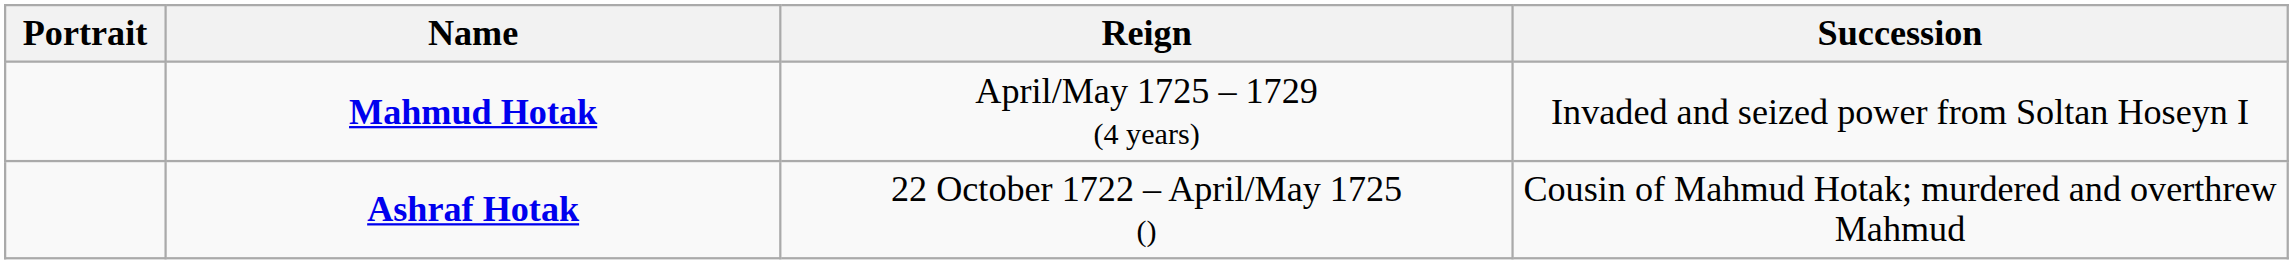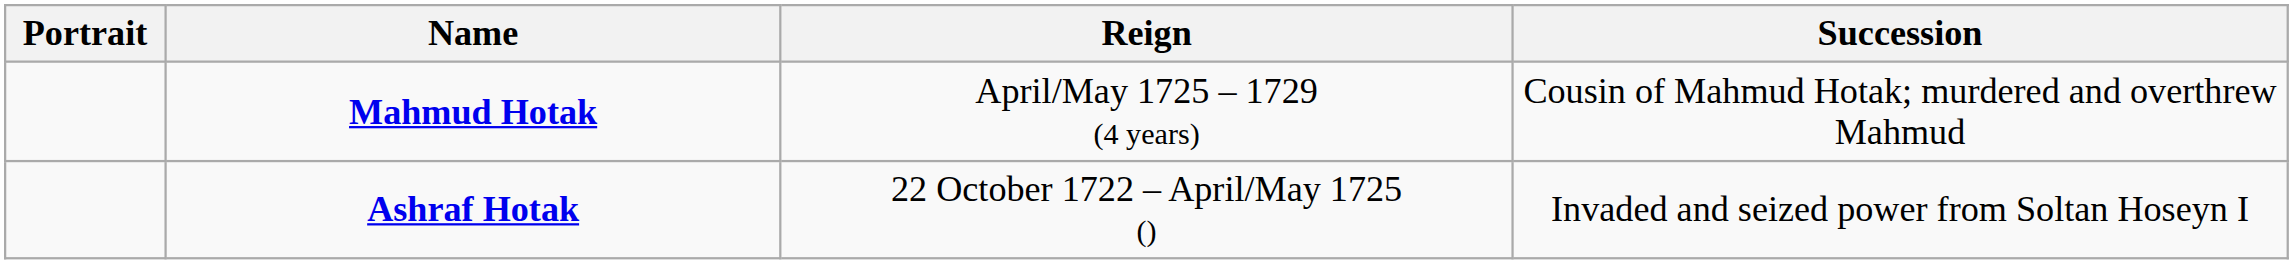(1900, 110) Invaded and seized power from Soltan Hoseyn I -> (1900, 110) Cousin of Mahmud Hotak; murdered and overthrew Mahmud
(1900, 208) Cousin of Mahmud Hotak; murdered and overthrew Mahmud -> (1900, 208) Invaded and seized power from Soltan Hoseyn I
